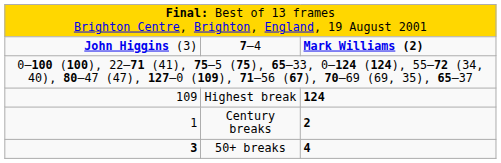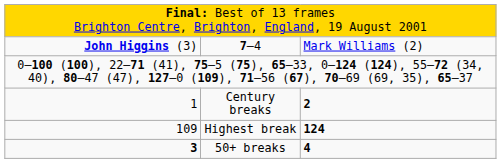(364, 47) bold -> (364, 47) normal
rows swapped: (250, 98) <-> (250, 123)
